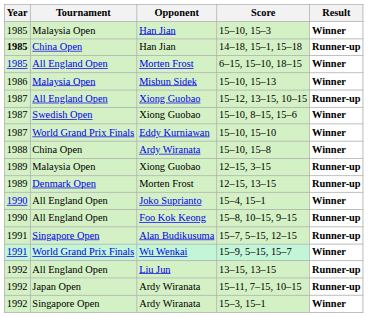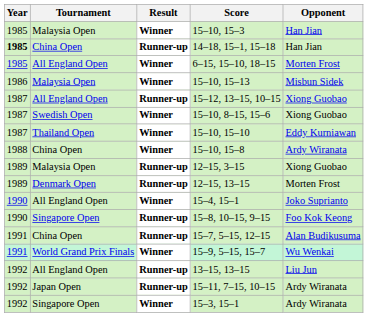columns swapped: (177, 13) <-> (336, 13)
(83, 133) World Grand Prix Finals -> (63, 133) Thailand Open
(70, 218) All England Open -> (66, 218) Singapore Open
(66, 235) Singapore Open -> (57, 235) China Open
